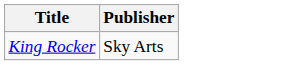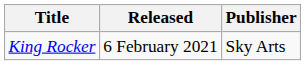+ column: (160, 18)
